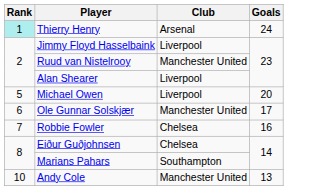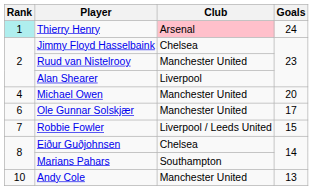(177, 29) no background -> (177, 29) pink background
(181, 45) Liverpool -> (179, 45) Chelsea
(19, 95) 5 -> (19, 95) 4
(181, 95) Liverpool -> (203, 95) Manchester United
(179, 128) Chelsea -> (216, 128) Liverpool / Leeds United
(266, 128) 16 -> (291, 128) 15
